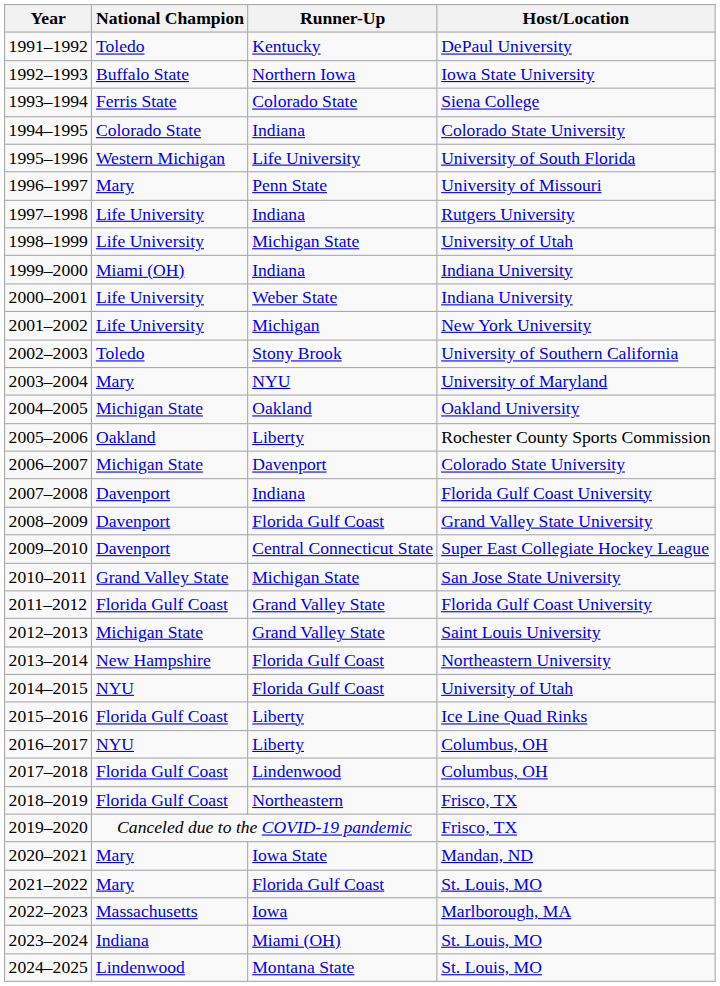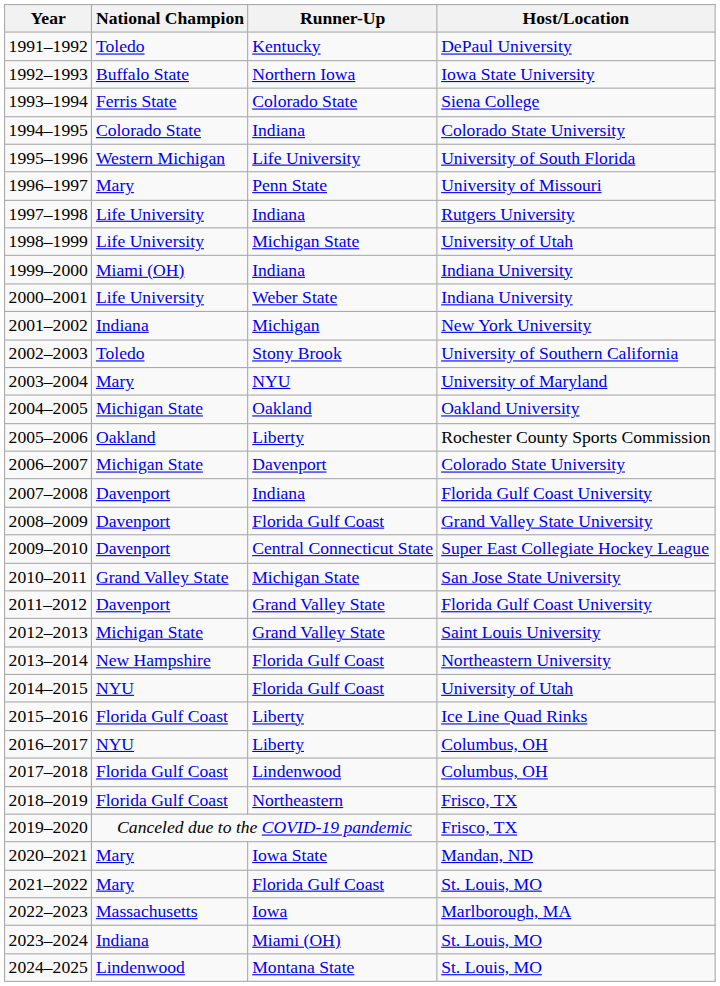(150, 325) Life University -> (122, 325) Indiana
(162, 604) Florida Gulf Coast -> (133, 604) Davenport
